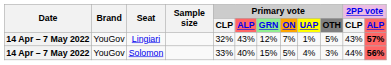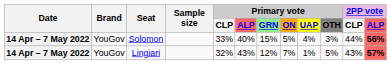rows swapped: (146, 39) <-> (146, 53)
